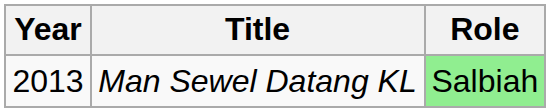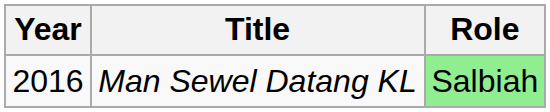(48, 80) 2013 -> (48, 80) 2016
